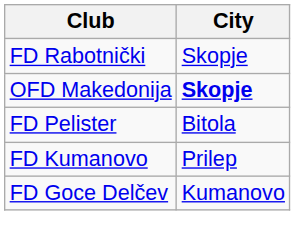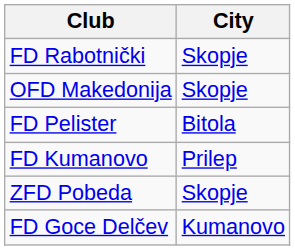(217, 90) bold -> (215, 90) normal
+ row: (71, 192)
